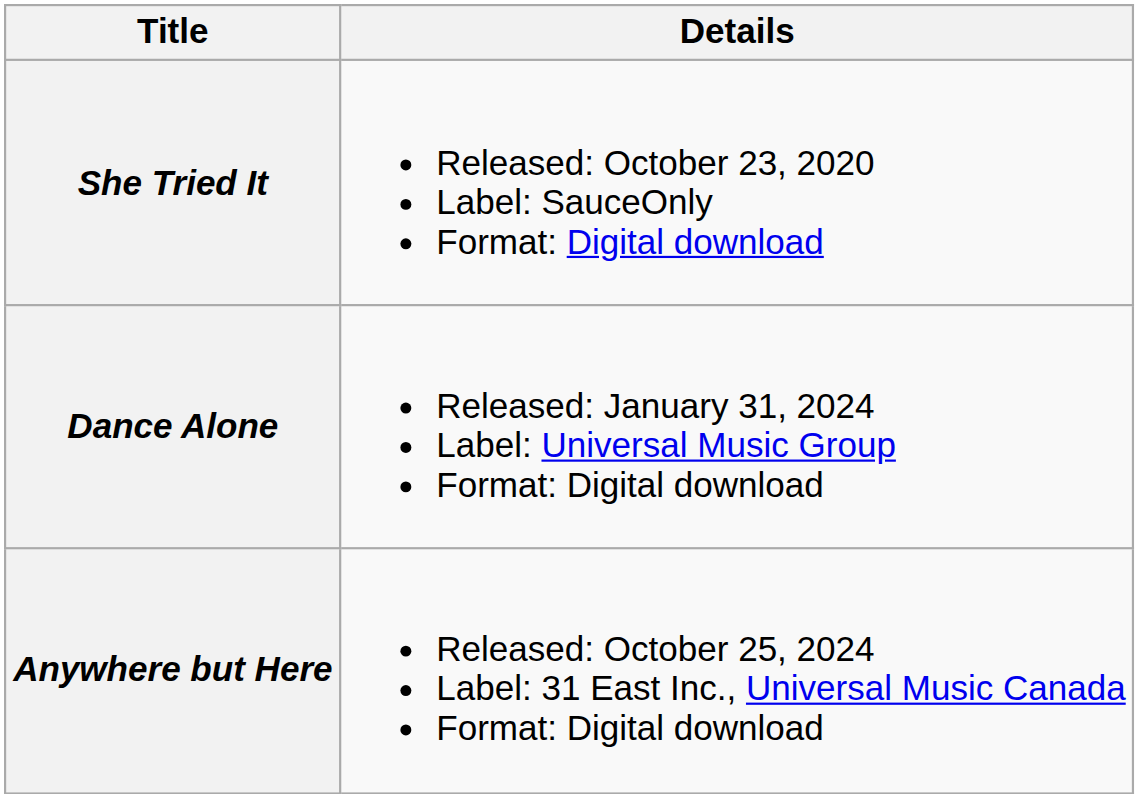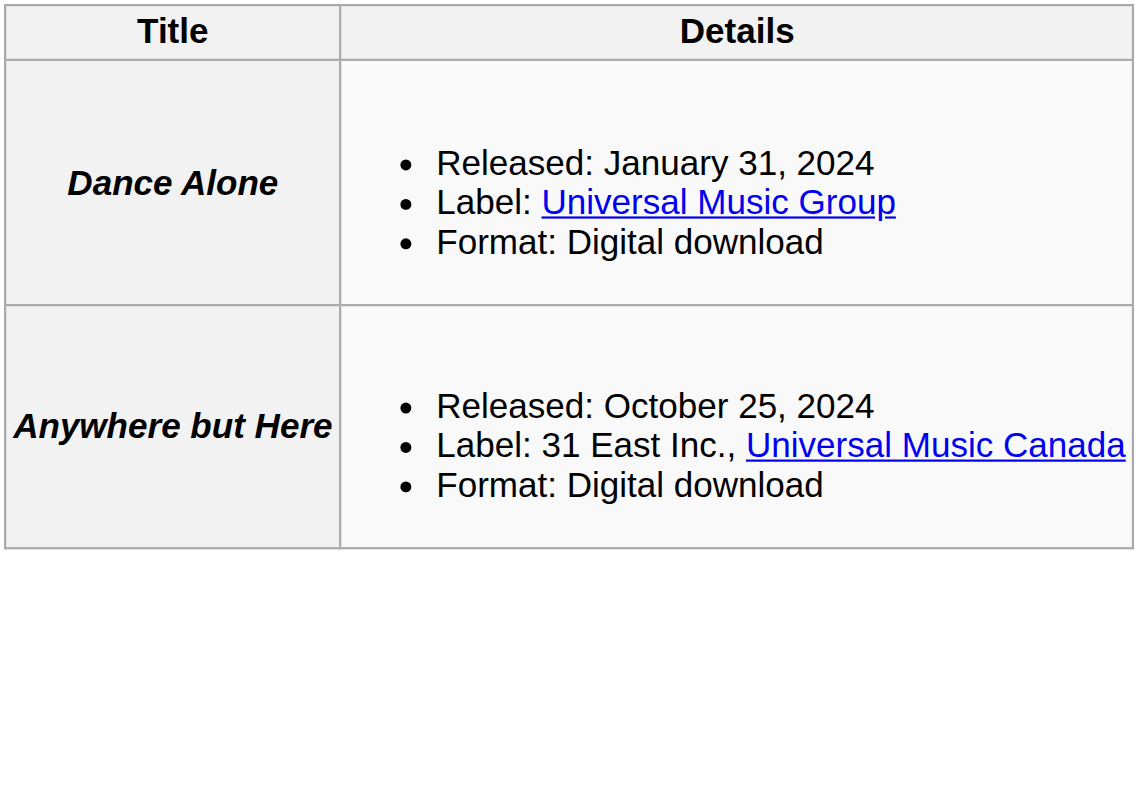- row: (173, 182)
